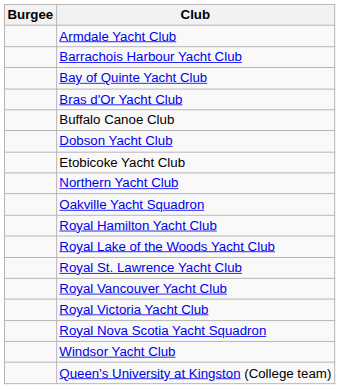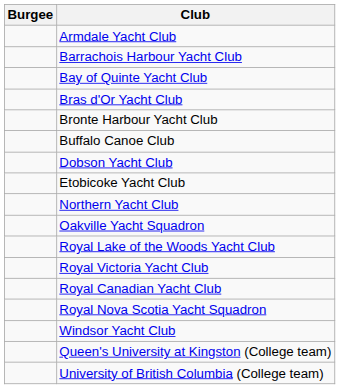+ row: (138, 120)
- row: (138, 225)
- row: (151, 267)
- row: (143, 288)
+ row: (140, 288)
+ row: (191, 373)
